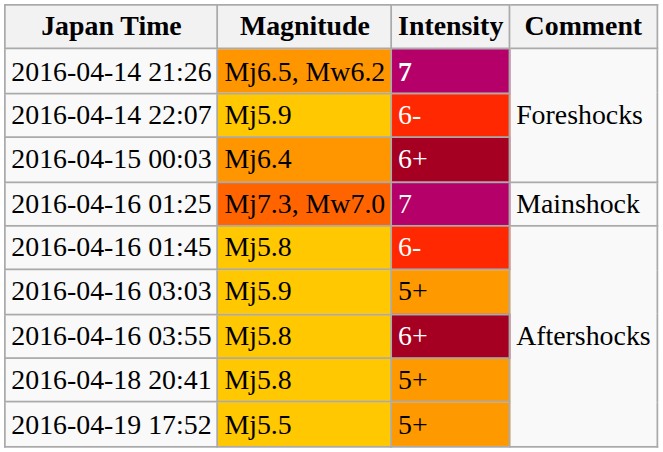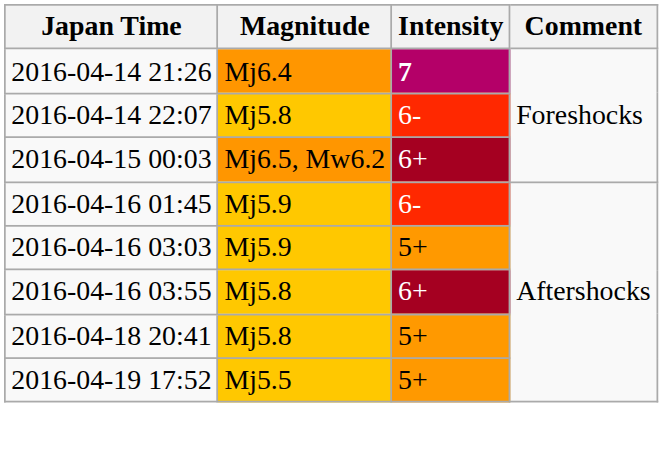(305, 70) Mj6.5, Mw6.2 -> (258, 70) Mj6.4
(258, 114) Mj5.9 -> (258, 114) Mj5.8
(258, 159) Mj6.4 -> (305, 159) Mj6.5, Mw6.2
- row: (111, 203)
(258, 247) Mj5.8 -> (258, 203) Mj5.9
